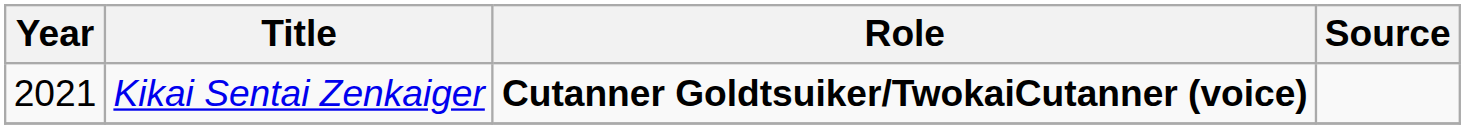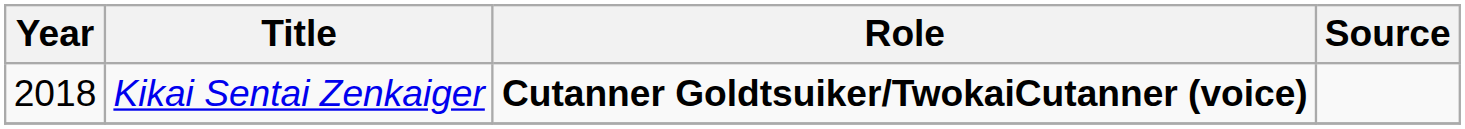(55, 92) 2021 -> (55, 92) 2018
